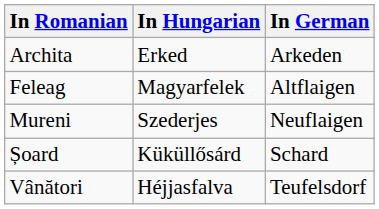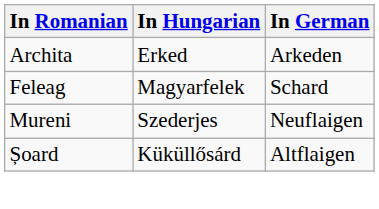(312, 87) Altflaigen -> (299, 87) Schard
(299, 154) Schard -> (312, 154) Altflaigen
- row: (46, 187)
